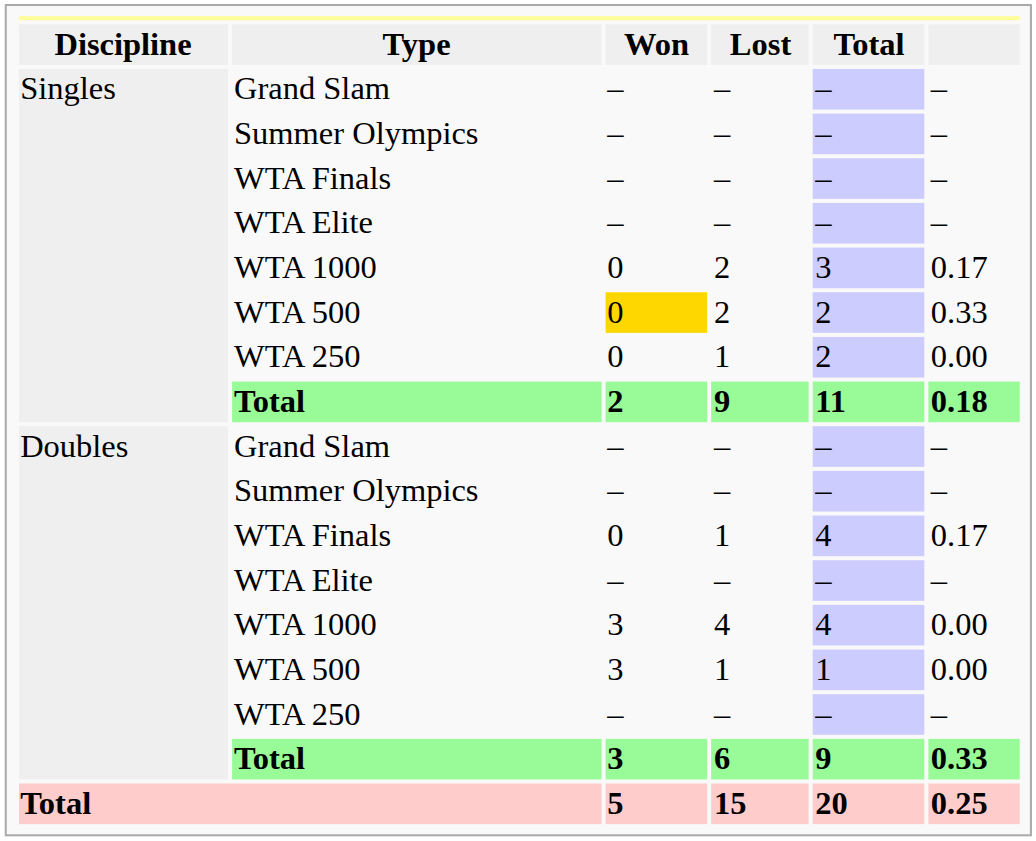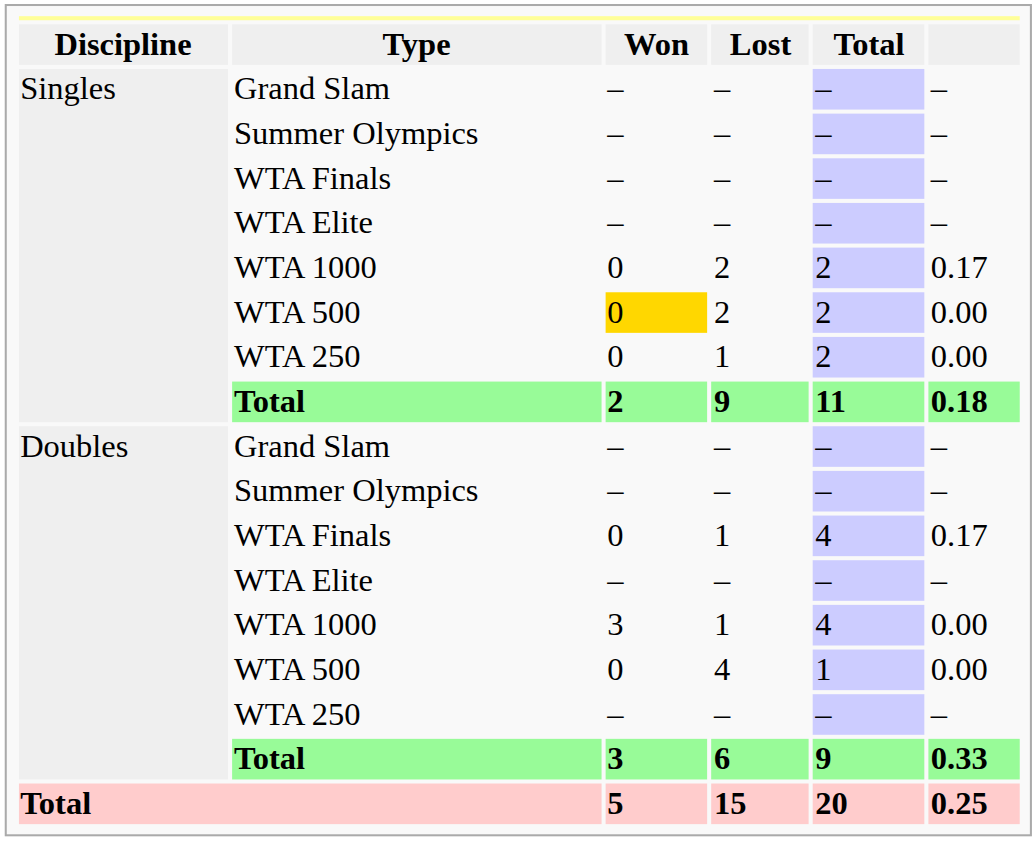(823, 267) 3 -> (823, 267) 2
(959, 312) 0.33 -> (959, 312) 0.00
(722, 625) 4 -> (722, 625) 1
(615, 669) 3 -> (615, 669) 0
(722, 669) 1 -> (722, 669) 4
